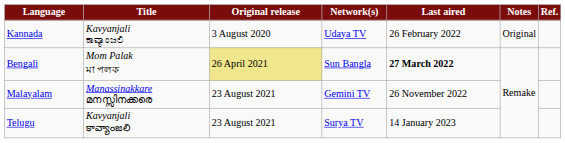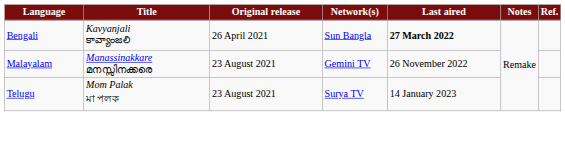- row: (25, 34)
(109, 62) Mom Palak মা পলক -> (108, 34) Kavyanjali కావ్యాంజలి
(240, 64) khaki background -> (240, 35) no background
(108, 121) Kavyanjali కావ్యాంజలి -> (109, 92) Mom Palak মা পলক
